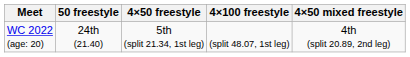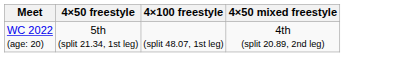- column: (88, 13)
